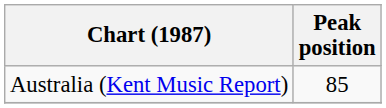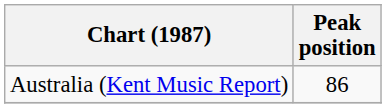(337, 84) 85 -> (337, 84) 86
